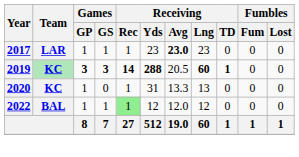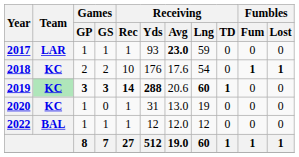(153, 50) 23 -> (153, 50) 93
(204, 50) 23 -> (204, 50) 59
+ row: (19, 69)
(178, 69) 20.5 -> (178, 87) 20.6
(178, 87) 13.3 -> (178, 106) 13.0
(204, 87) 13 -> (204, 106) 19
(128, 106) lightgreen background -> (128, 124) no background
